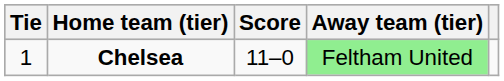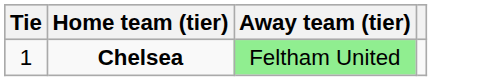- column: (270, 22)
